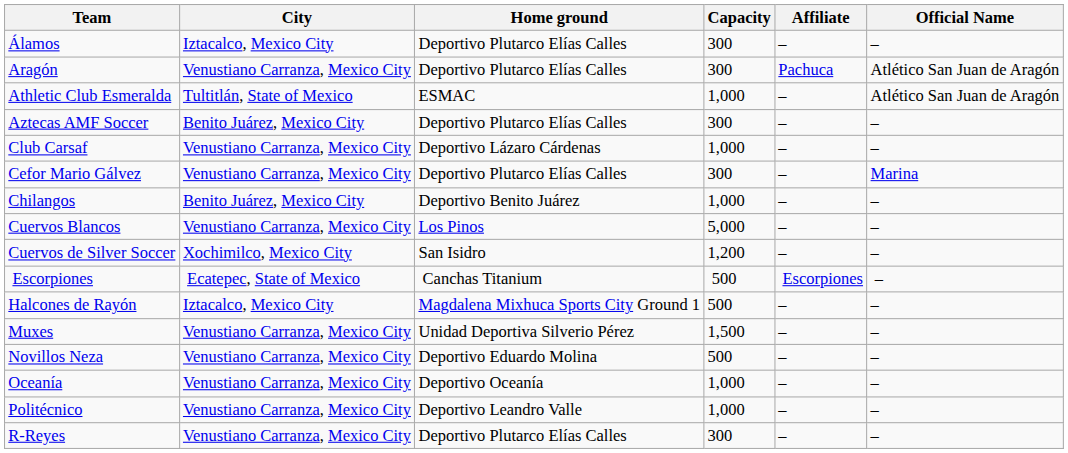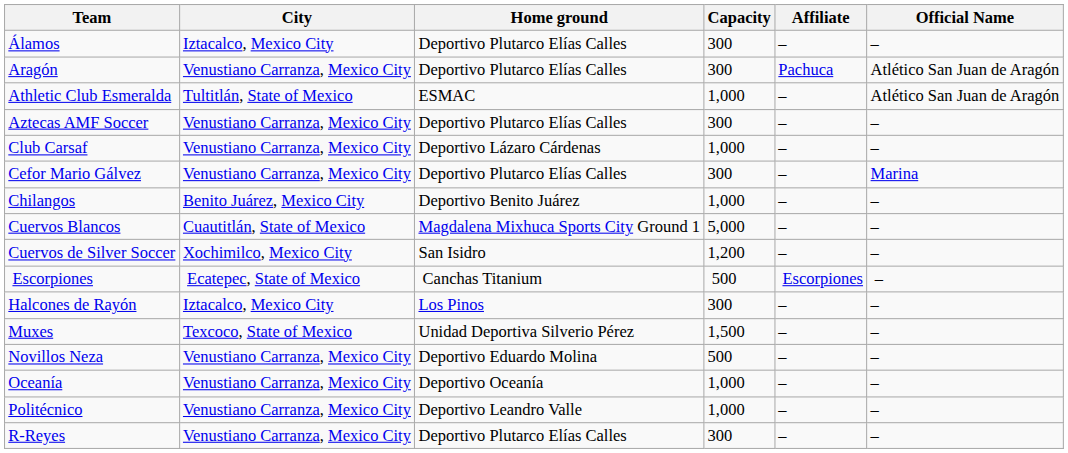(274, 122) Benito Juárez, Mexico City -> (297, 122) Venustiano Carranza, Mexico City
(297, 226) Venustiano Carranza, Mexico City -> (274, 226) Cuautitlán, State of Mexico
(451, 226) Los Pinos -> (559, 226) Magdalena Mixhuca Sports City Ground 1
(559, 305) Magdalena Mixhuca Sports City Ground 1 -> (451, 305) Los Pinos
(720, 305) 500 -> (720, 305) 300
(297, 331) Venustiano Carranza, Mexico City -> (268, 331) Texcoco, State of Mexico
